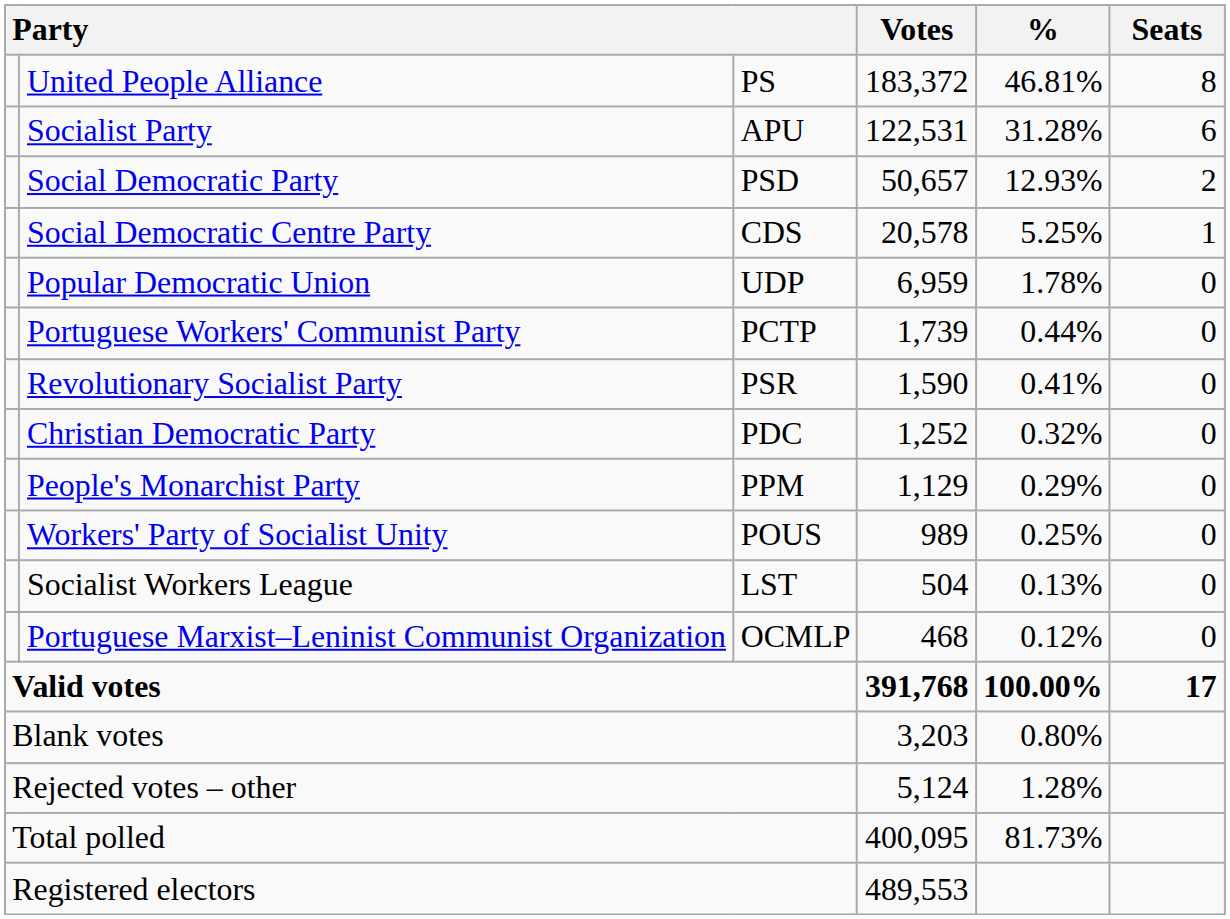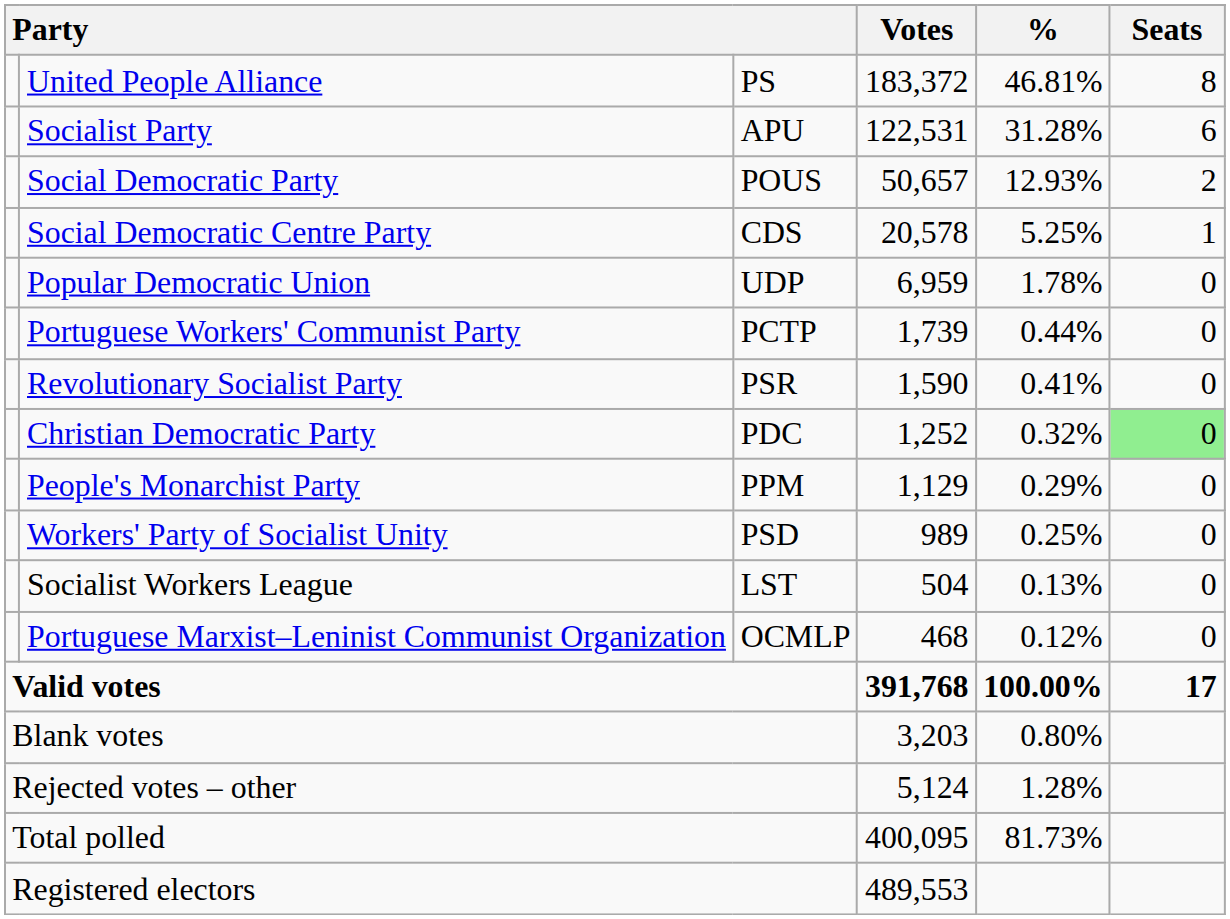(770, 181) PSD -> (781, 181) POUS
(1209, 433) no background -> (1209, 433) lightgreen background
(781, 534) POUS -> (770, 534) PSD
